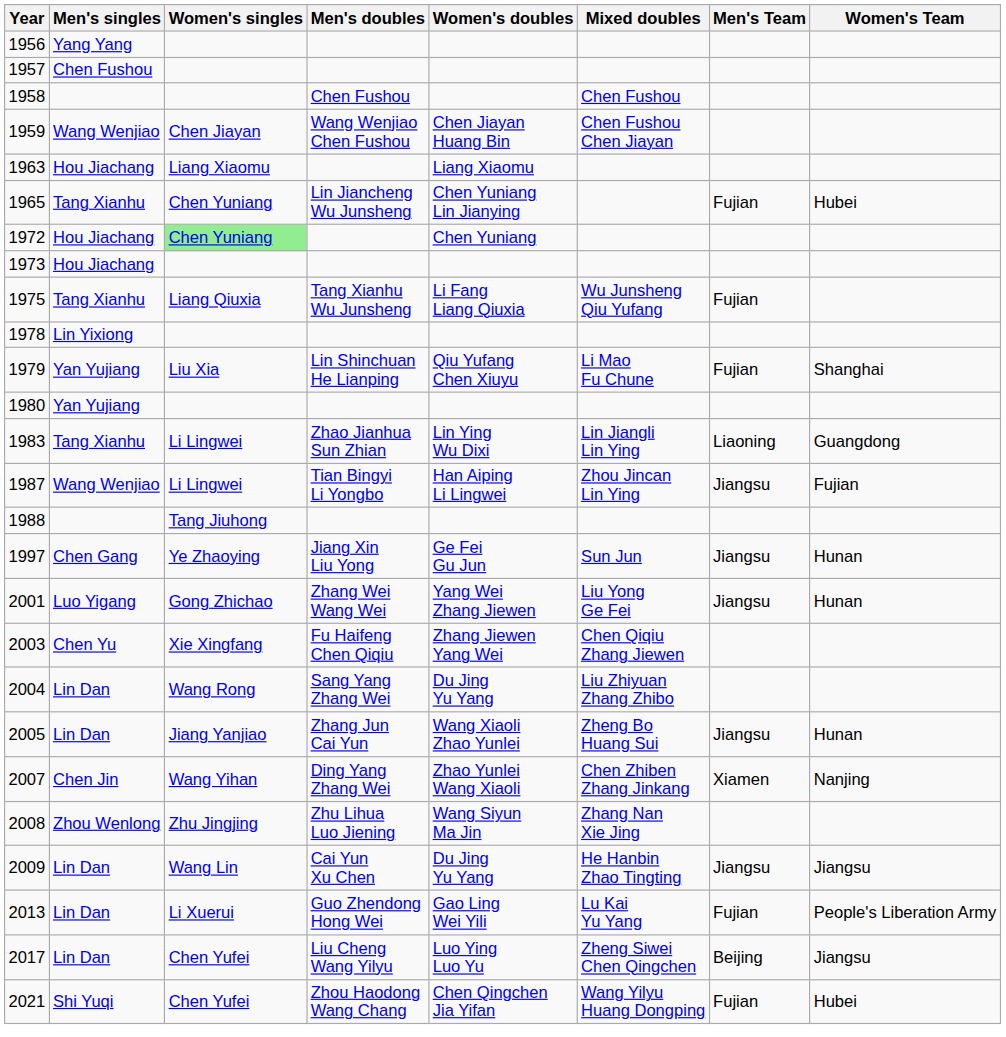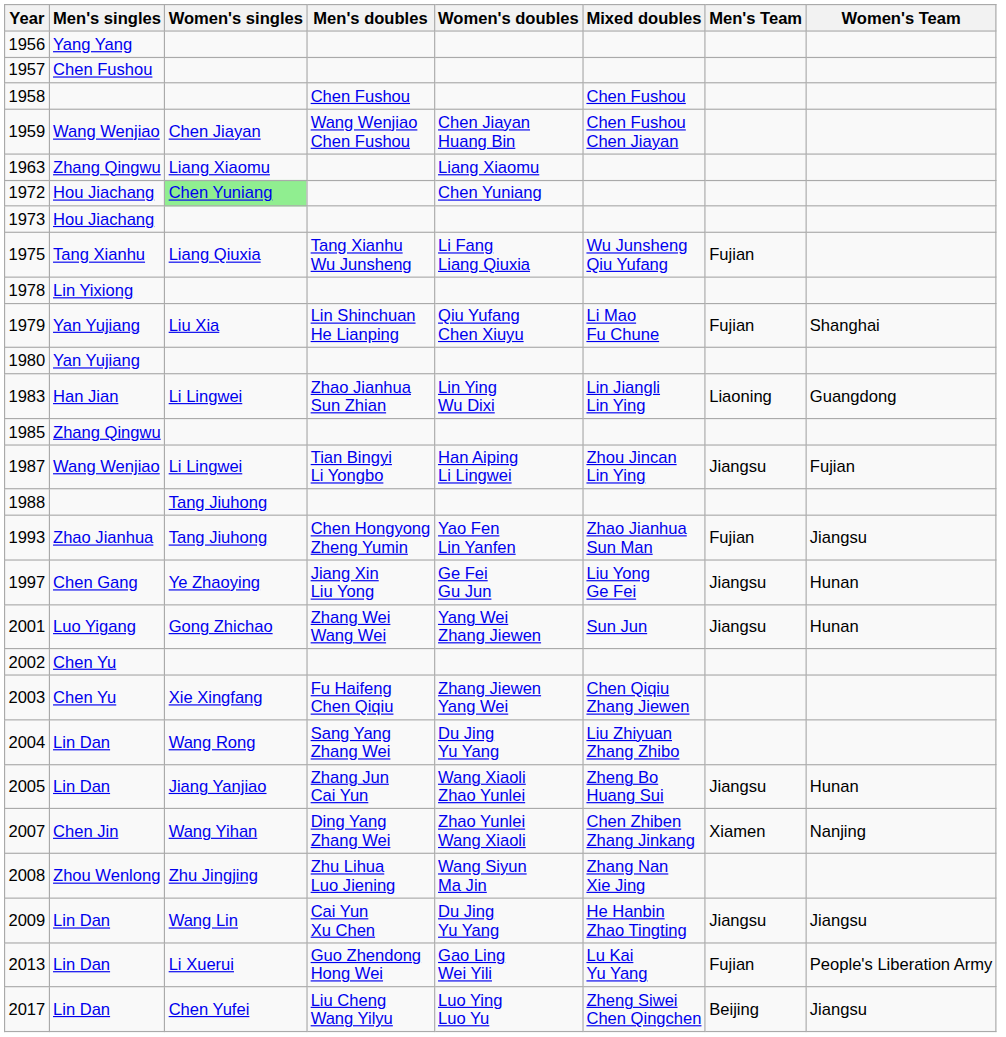(104, 167) Hou Jiachang -> (107, 167) Zhang Qingwu
- row: (27, 203)
(99, 441) Tang Xianhu -> (86, 396) Han Jian
+ row: (27, 432)
+ row: (27, 538)
(611, 556) Sun Jun -> (618, 582) Liu Yong Ge Fei
(613, 601) Liu Yong Ge Fei -> (617, 627) Sun Jun
+ row: (27, 662)
- row: (27, 1002)
